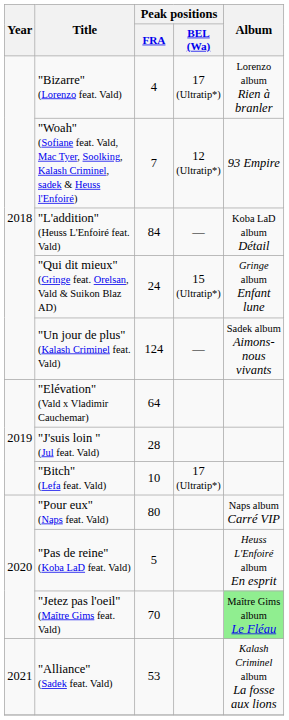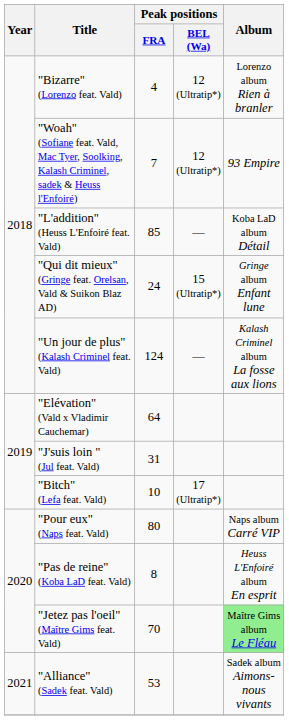(199, 87) 17 (Ultratip*) -> (199, 87) 12 (Ultratip*)
(154, 231) 84 -> (154, 231) 85
(254, 349) Sadek album Aimons-nous vivants -> (254, 356) Kalash Criminel album La fosse aux lions
(154, 444) 28 -> (154, 458) 31
(154, 560) 5 -> (154, 574) 8
(254, 677) Kalash Criminel album La fosse aux lions -> (254, 684) Sadek album Aimons-nous vivants
